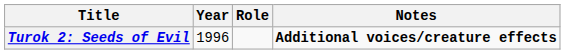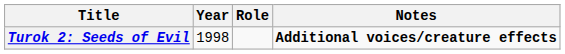(213, 38) 1996 -> (213, 38) 1998
